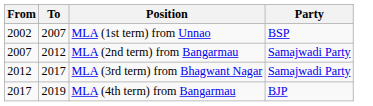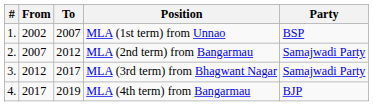+ column: (12, 14)
